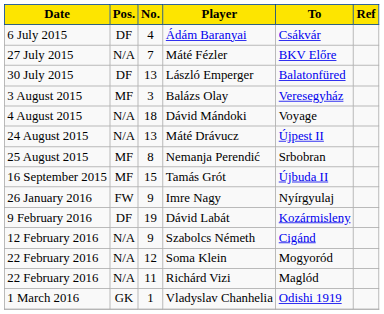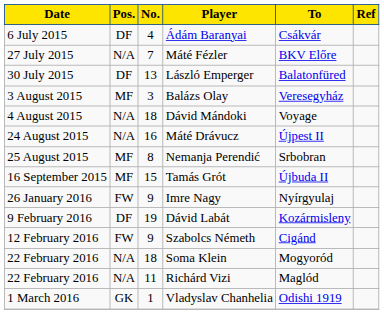(151, 136) 13 -> (151, 136) 16
(124, 237) N/A -> (124, 237) FW
(151, 258) 12 -> (151, 258) 18
